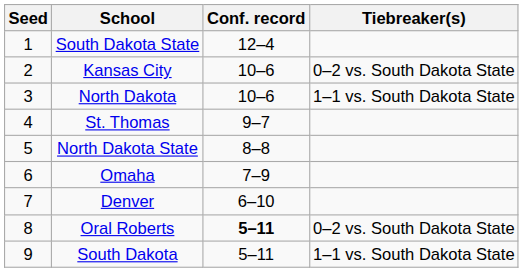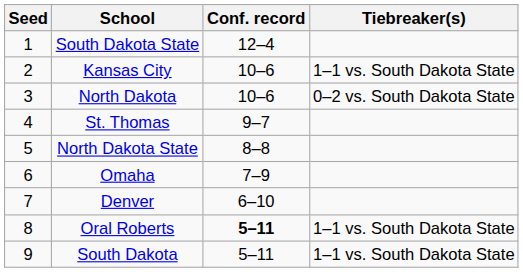(414, 70) 0–2 vs. South Dakota State -> (414, 70) 1–1 vs. South Dakota State
(414, 97) 1–1 vs. South Dakota State -> (414, 97) 0–2 vs. South Dakota State
(414, 228) 0–2 vs. South Dakota State -> (414, 228) 1–1 vs. South Dakota State
